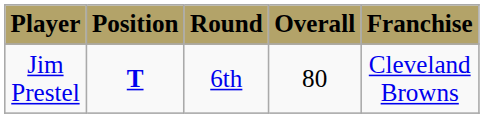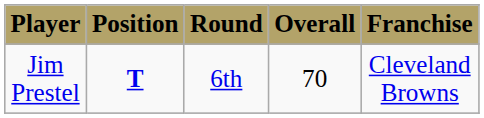(315, 78) 80 -> (315, 78) 70
